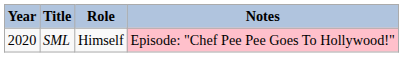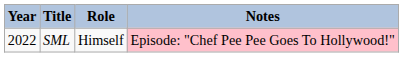(22, 40) 2020 -> (22, 40) 2022
